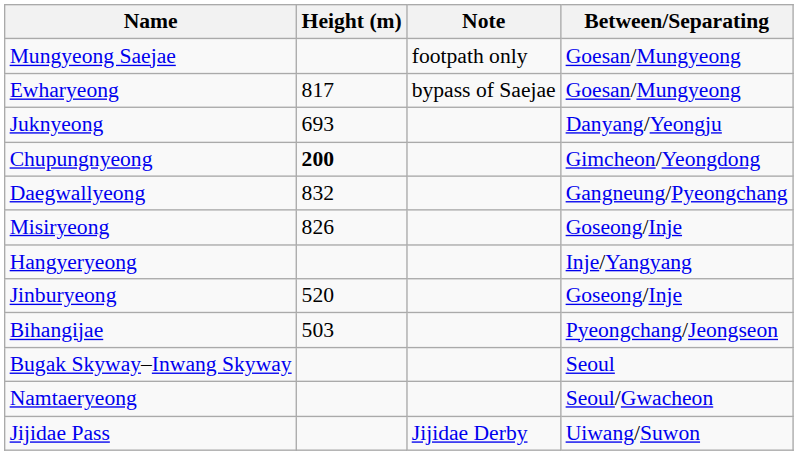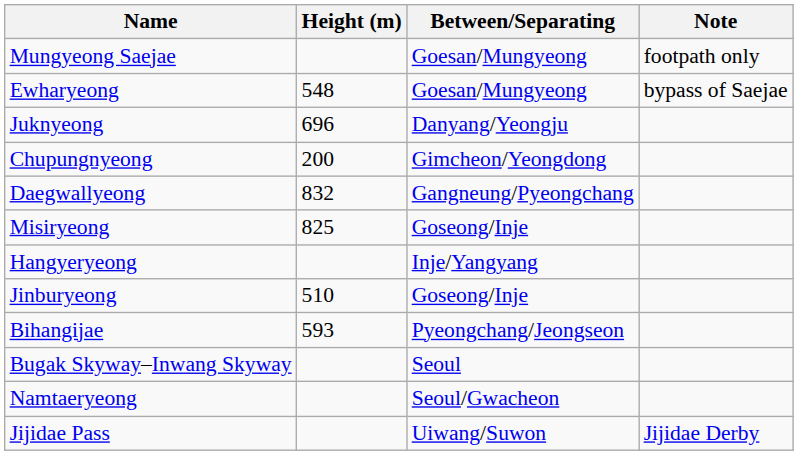columns swapped: (677, 21) <-> (484, 21)
(318, 90) 817 -> (318, 90) 548
(318, 124) 693 -> (318, 124) 696
(318, 158) bold -> (318, 158) normal
(318, 227) 826 -> (318, 227) 825
(318, 295) 520 -> (318, 295) 510
(318, 329) 503 -> (318, 329) 593
